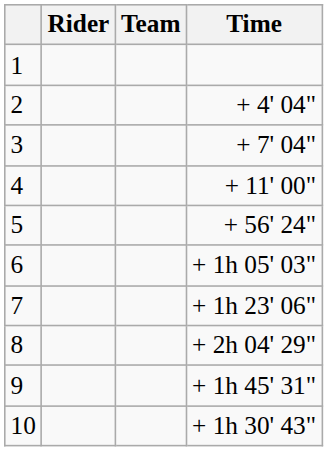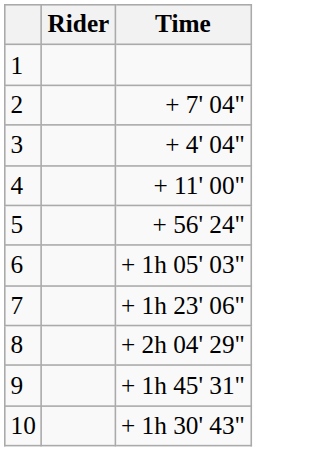- column: (151, 24)
(276, 104) + 4' 04" -> (205, 104) + 7' 04"
(276, 144) + 7' 04" -> (205, 144) + 4' 04"
